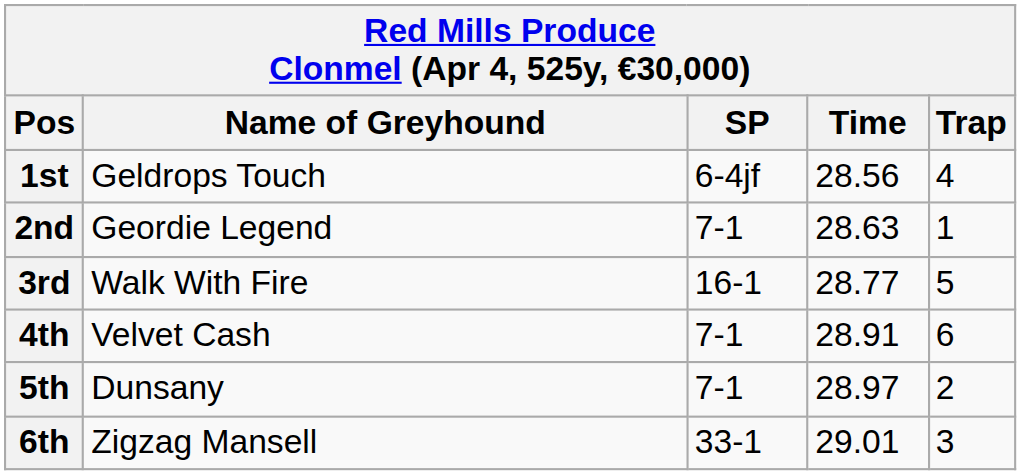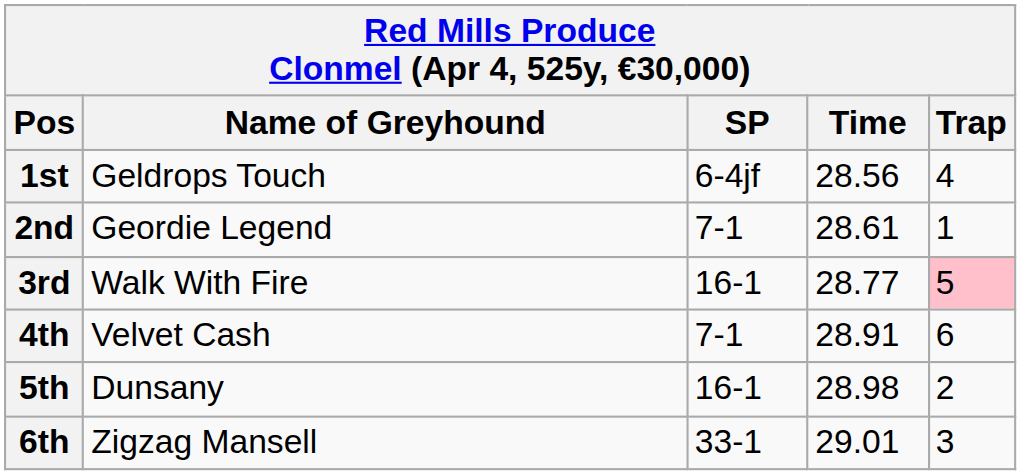(857, 228) 28.63 -> (857, 228) 28.61
(945, 282) no background -> (945, 282) pink background
(719, 388) 7-1 -> (728, 388) 16-1
(857, 388) 28.97 -> (857, 388) 28.98
